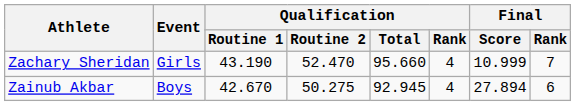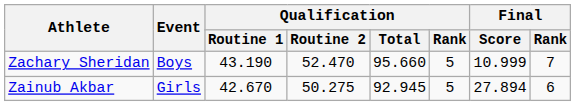(179, 63) Girls -> (174, 63) Boys
(450, 63) 4 -> (450, 63) 5
(174, 88) Boys -> (179, 88) Girls
(450, 88) 4 -> (450, 88) 5
